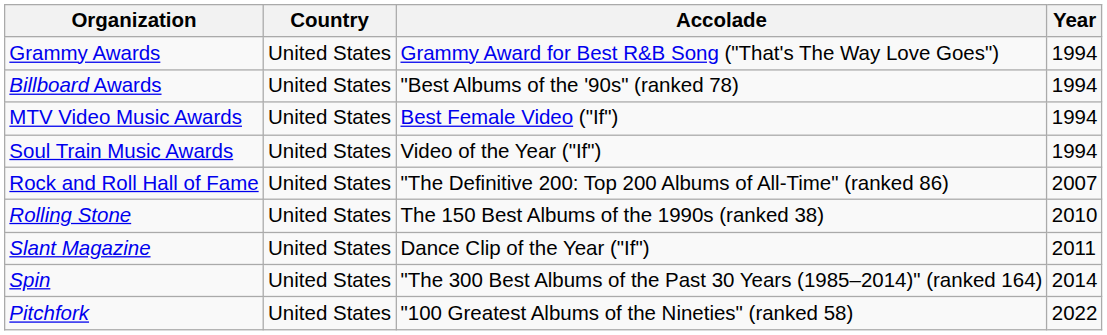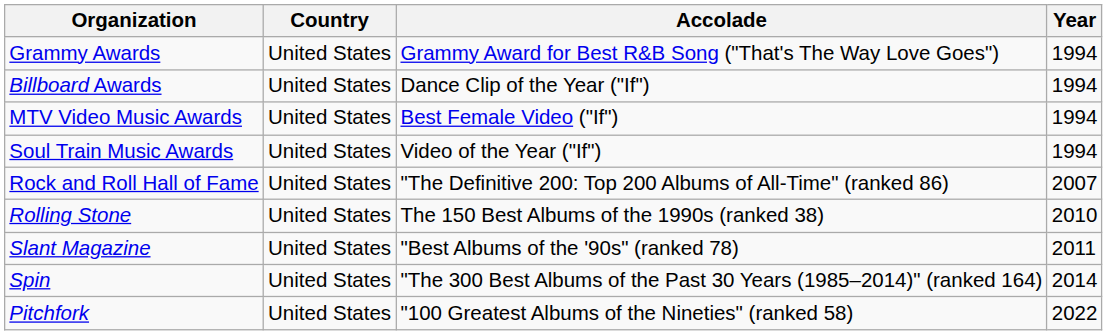(570, 85) "Best Albums of the '90s" (ranked 78) -> (525, 85) Dance Clip of the Year ("If")
(525, 248) Dance Clip of the Year ("If") -> (570, 248) "Best Albums of the '90s" (ranked 78)
